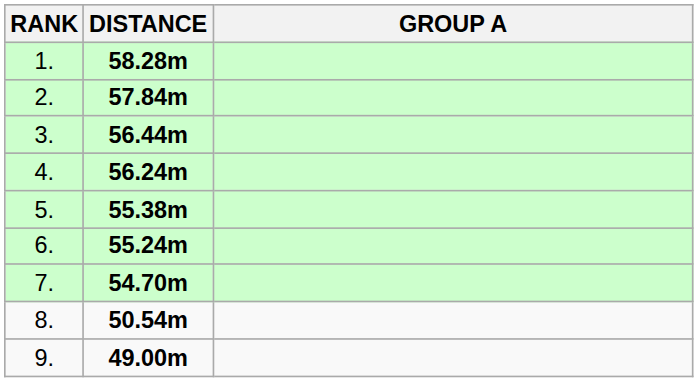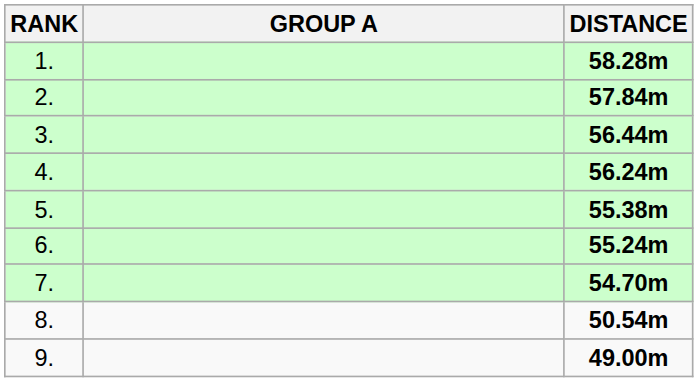columns swapped: (453, 24) <-> (148, 24)
